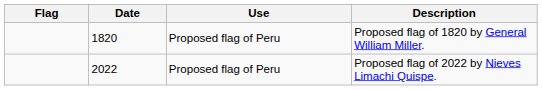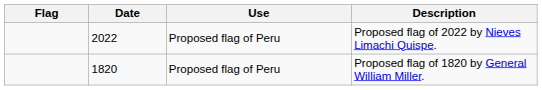rows swapped: (440, 38) <-> (437, 69)
